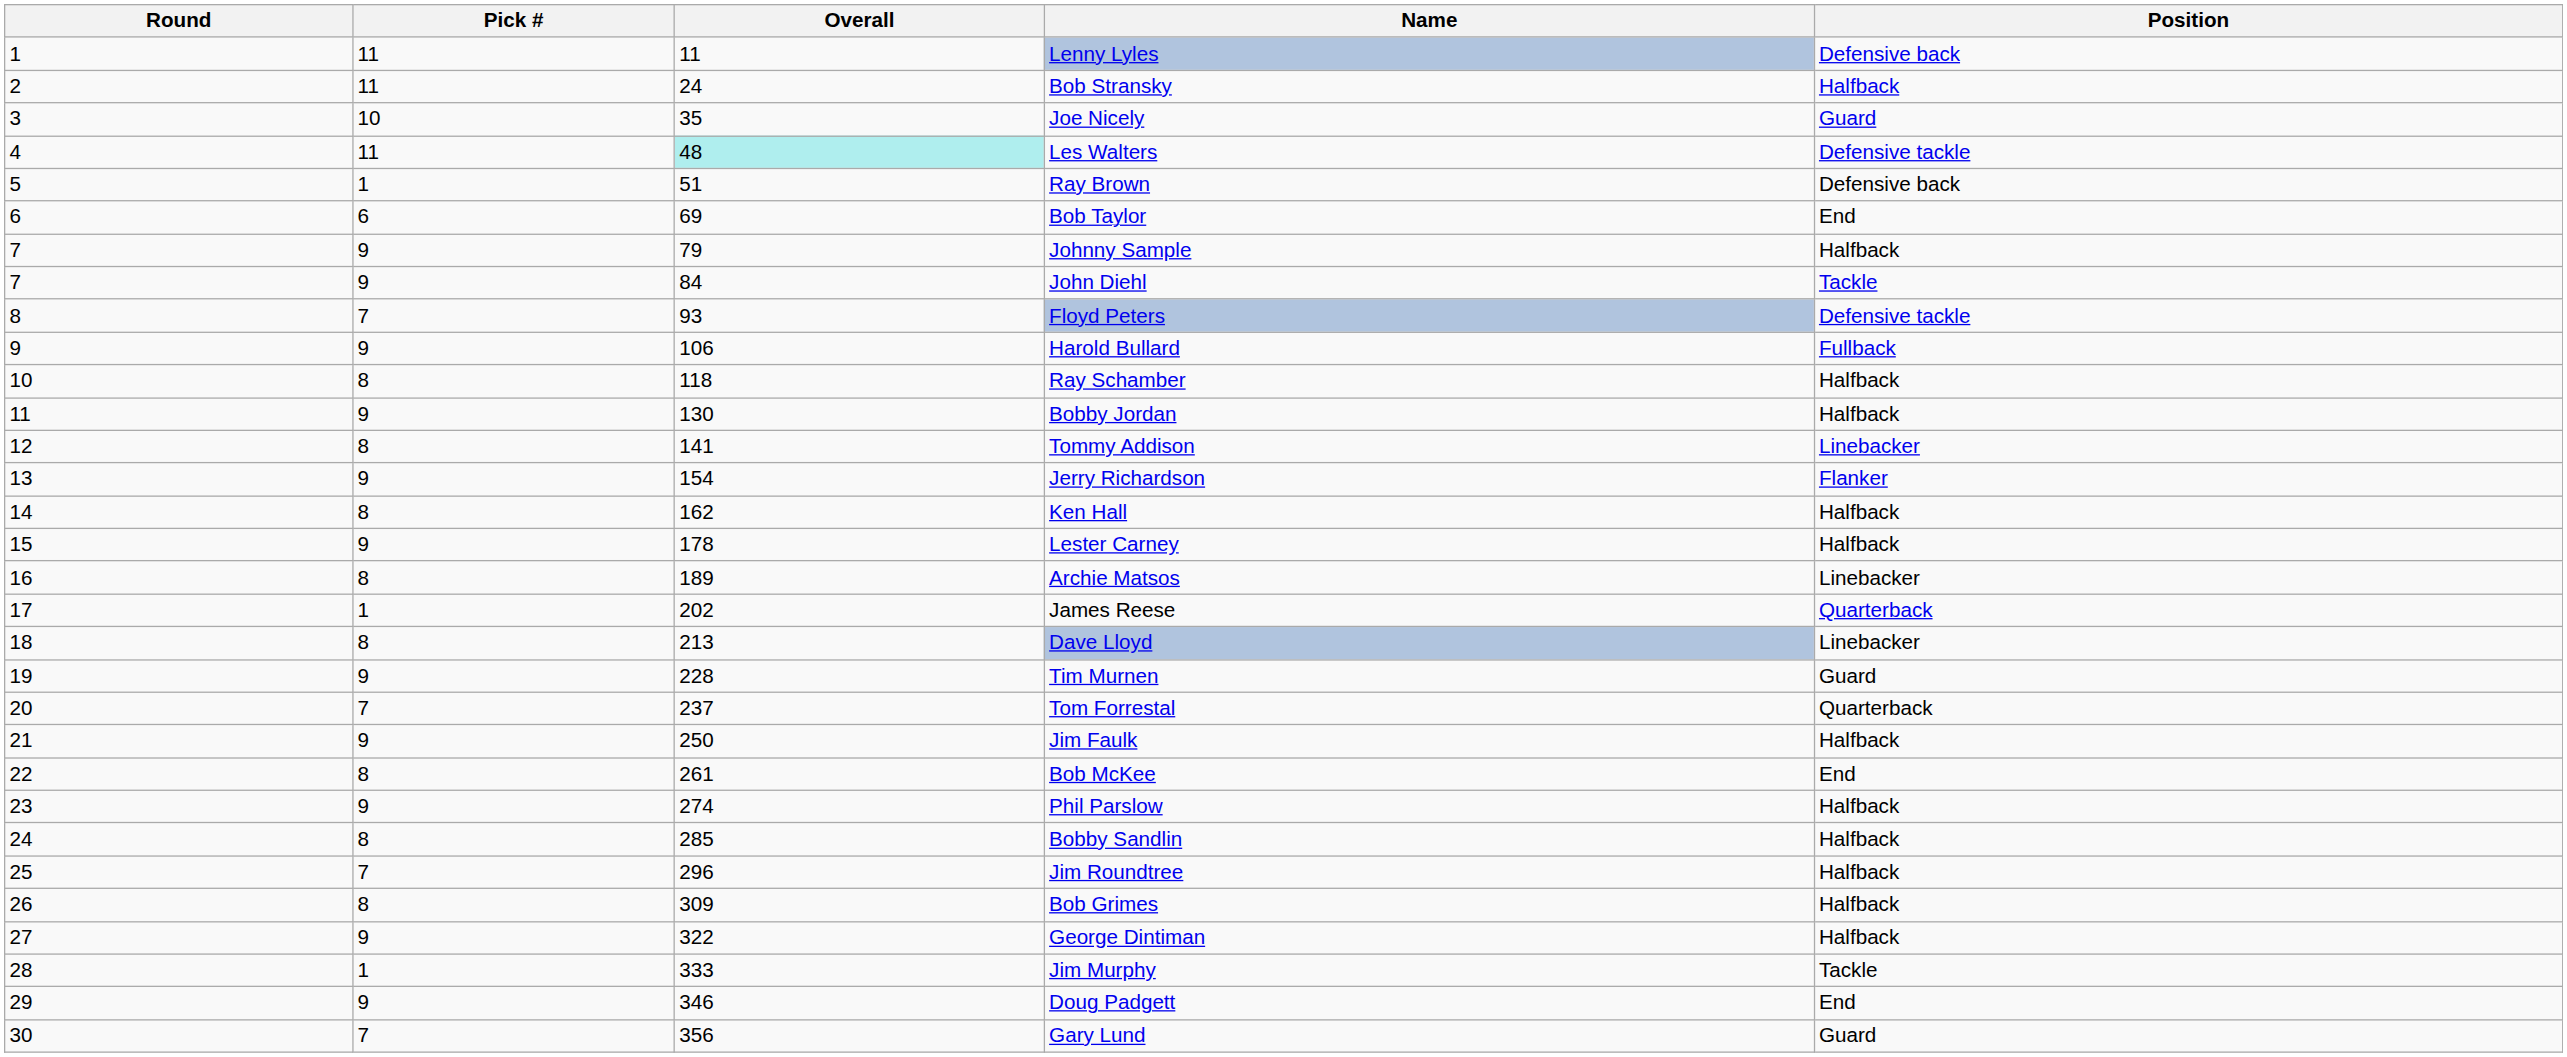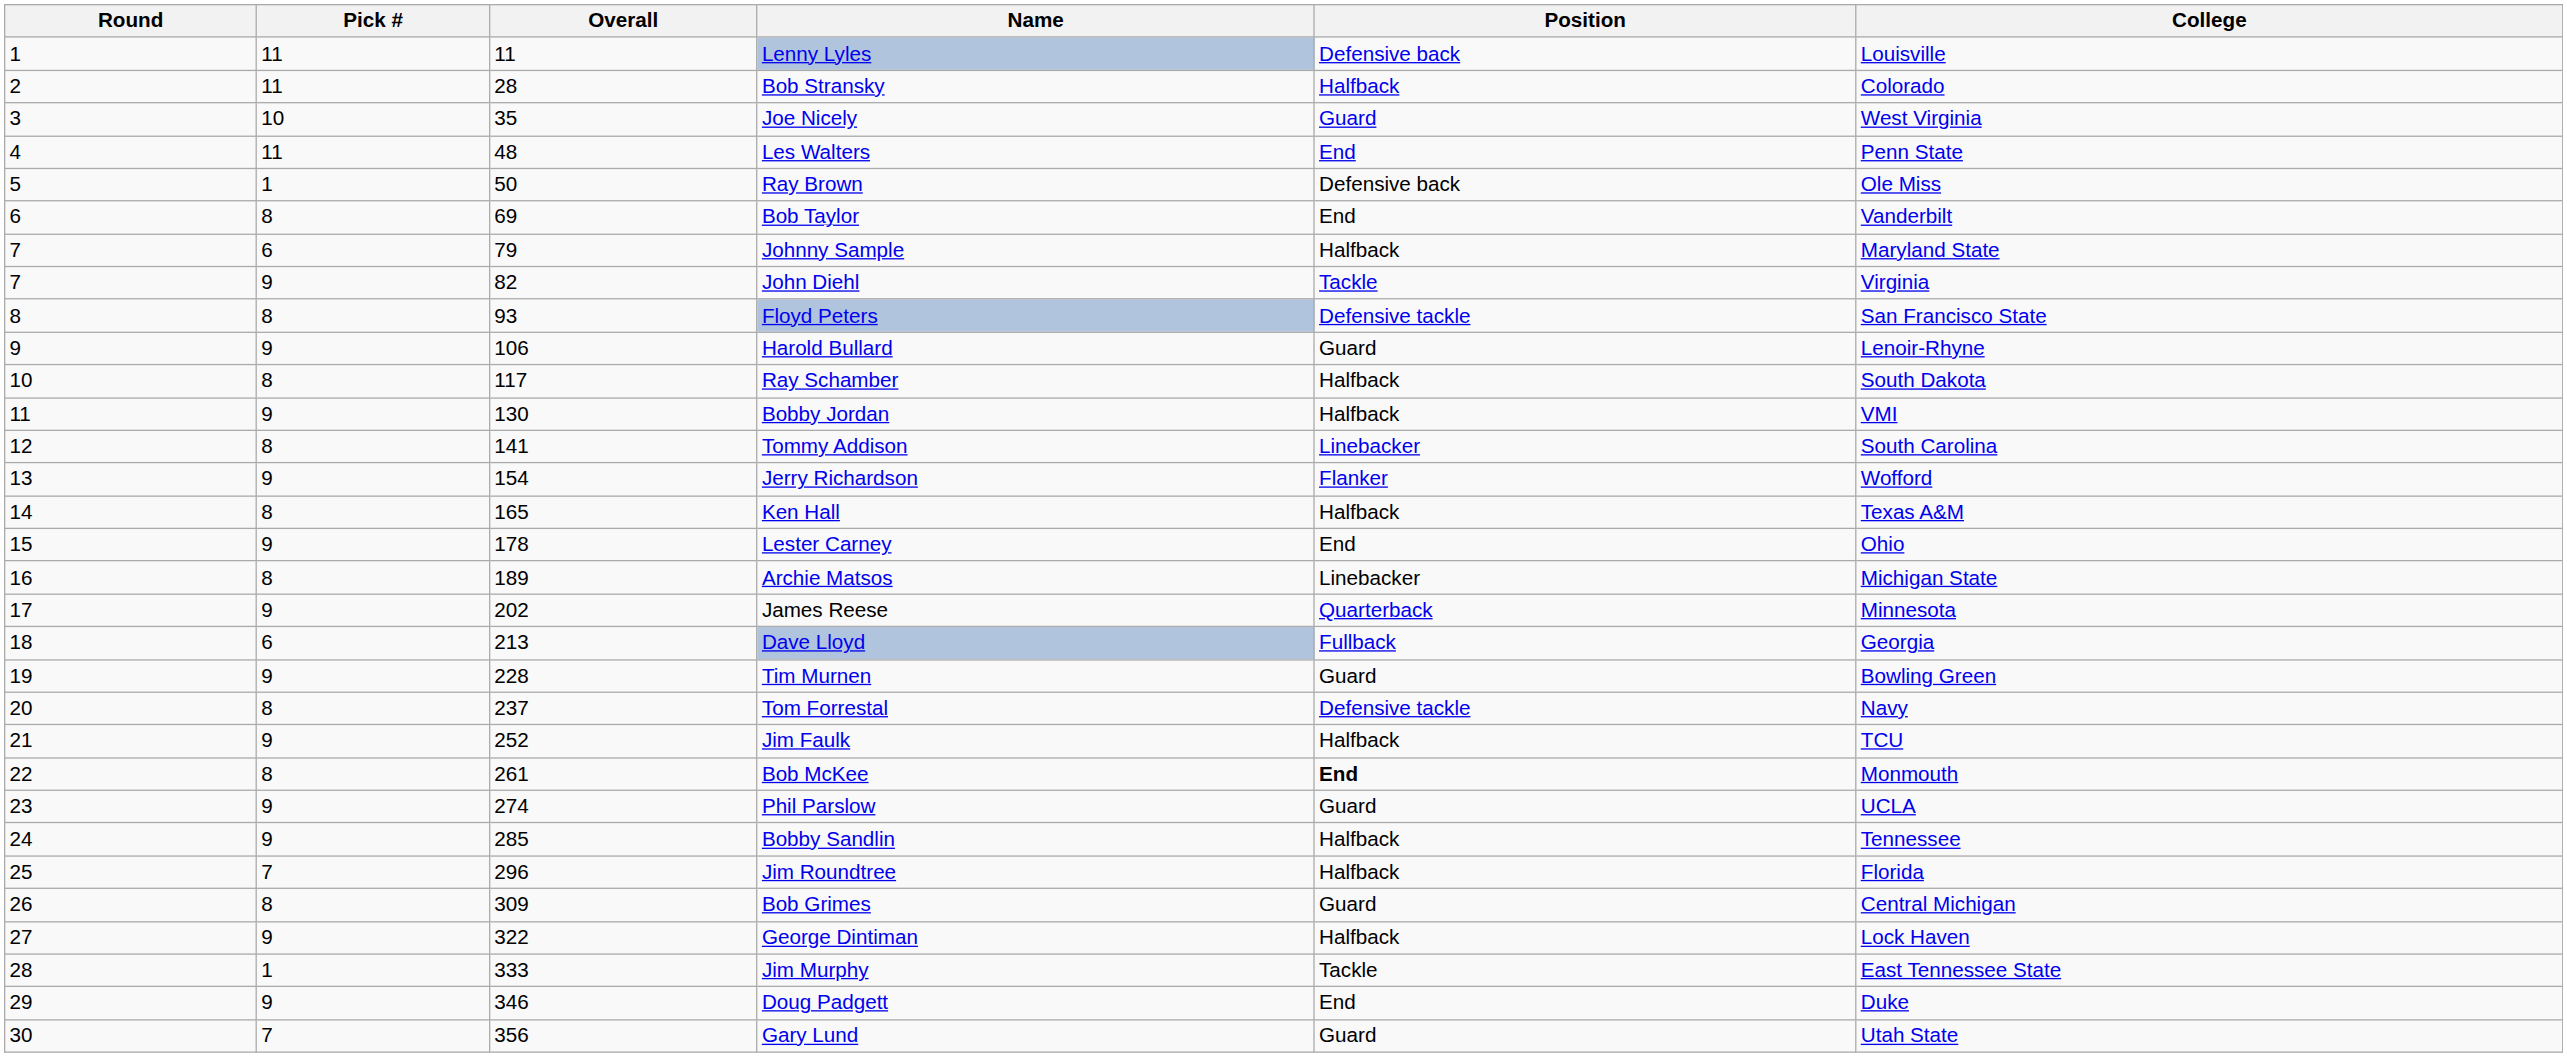+ column: (2209, 20)
(691, 86) 24 -> (506, 86) 28
(691, 151) paleturquoise background -> (506, 151) no background
(1895, 151) Defensive tackle -> (1337, 151) End
(691, 184) 51 -> (506, 184) 50
(363, 217) 6 -> (267, 217) 8
(363, 250) 9 -> (267, 250) 6
(691, 282) 84 -> (506, 282) 82
(363, 315) 7 -> (267, 315) 8
(1857, 348) Fullback -> (1348, 348) Guard
(696, 380) 118 -> (511, 380) 117
(697, 511) 162 -> (511, 511) 165
(1859, 544) Halfback -> (1337, 544) End
(363, 610) 1 -> (267, 610) 9
(363, 642) 8 -> (267, 642) 6
(1869, 642) Linebacker -> (1357, 642) Fullback
(363, 708) 7 -> (267, 708) 8
(1876, 708) Quarterback -> (1395, 708) Defensive tackle
(697, 741) 250 -> (511, 741) 252
(1837, 773) normal -> (1339, 773) bold
(1859, 806) Halfback -> (1348, 806) Guard
(363, 839) 8 -> (267, 839) 9
(1859, 904) Halfback -> (1348, 904) Guard
